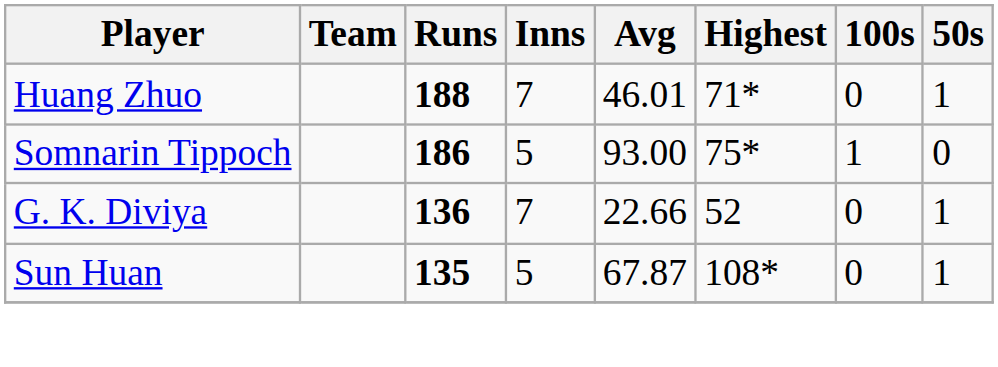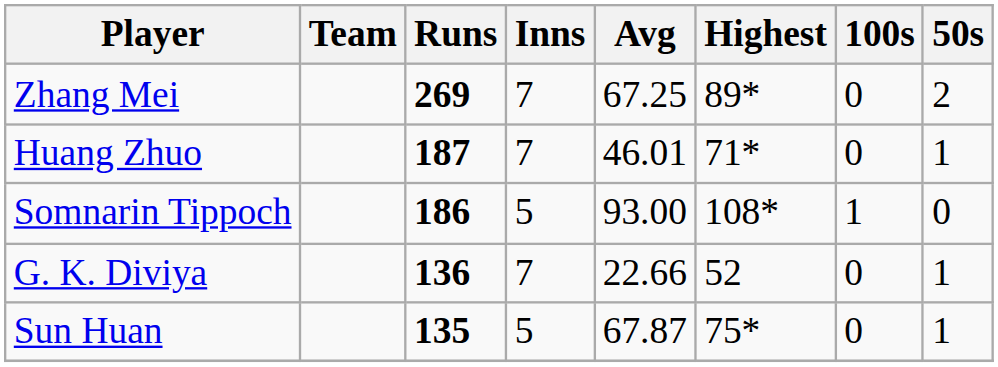+ row: (96, 93)
(442, 93) 188 -> (442, 152) 187
(732, 152) 75* -> (742, 212) 108*
(742, 271) 108* -> (732, 331) 75*
